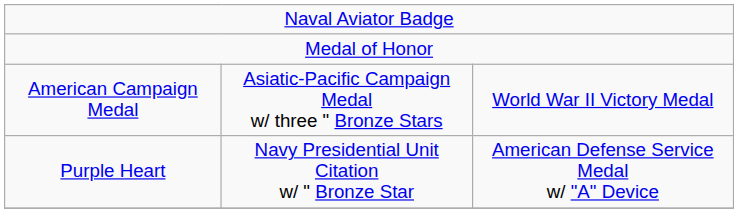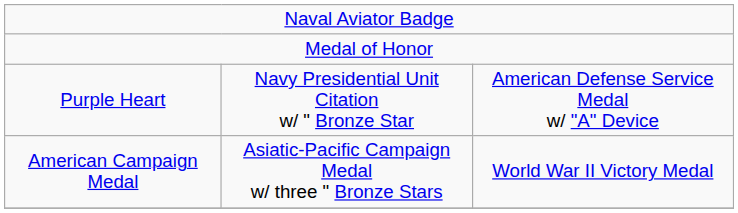rows swapped: (113, 171) <-> (113, 99)
